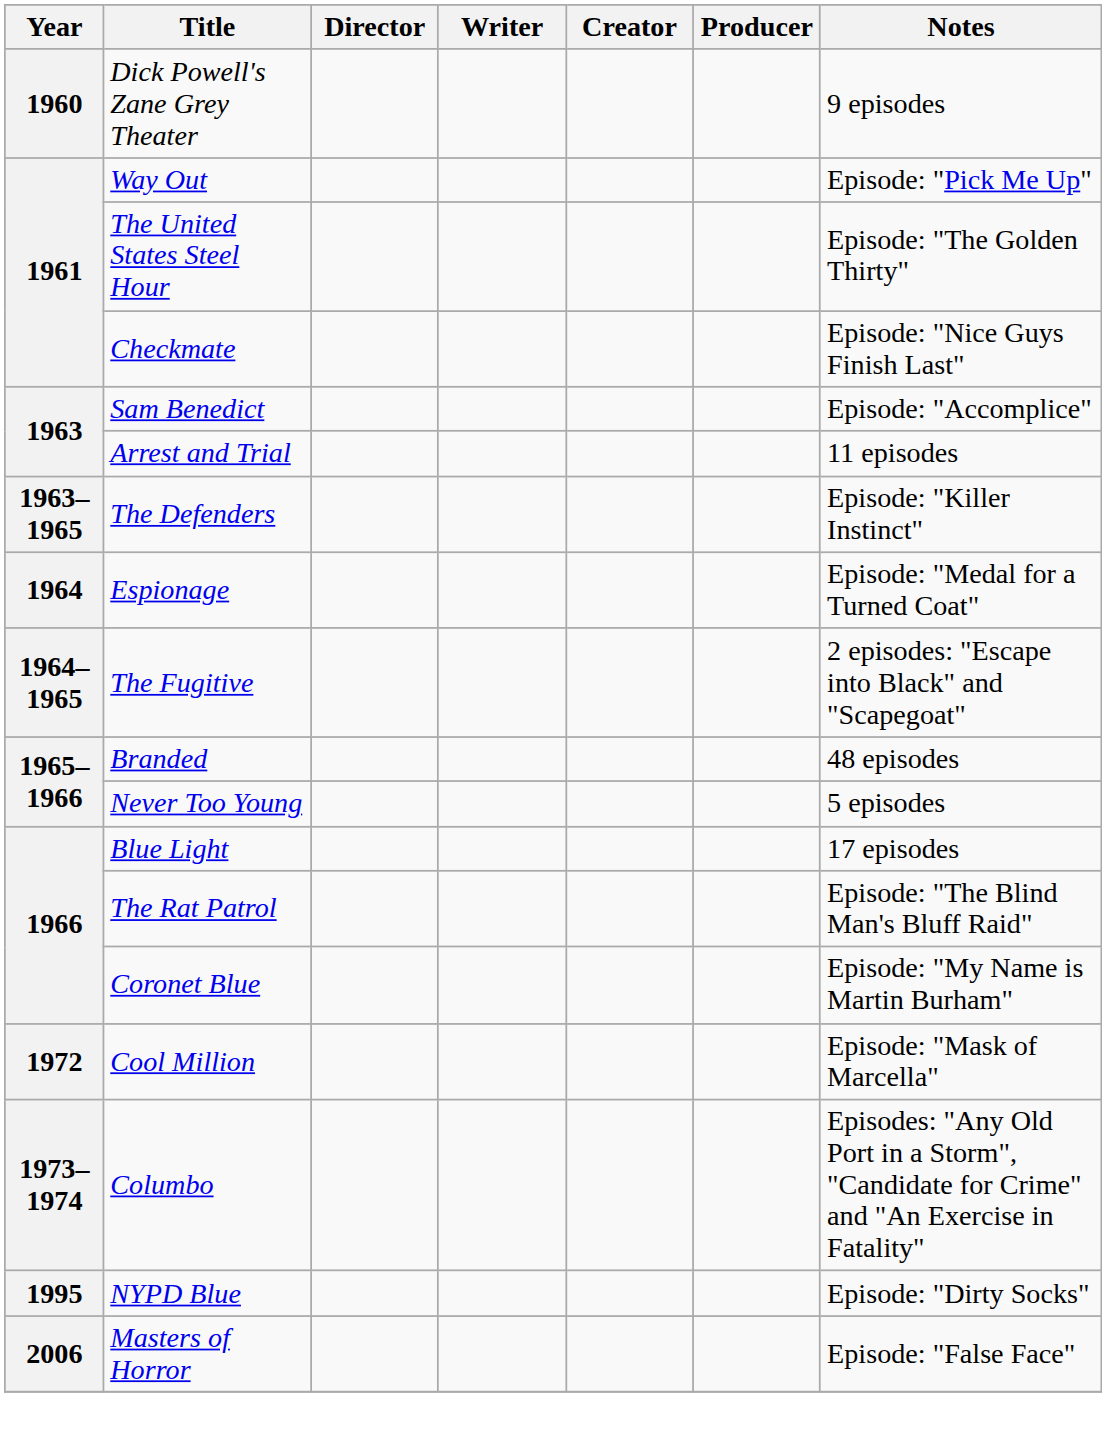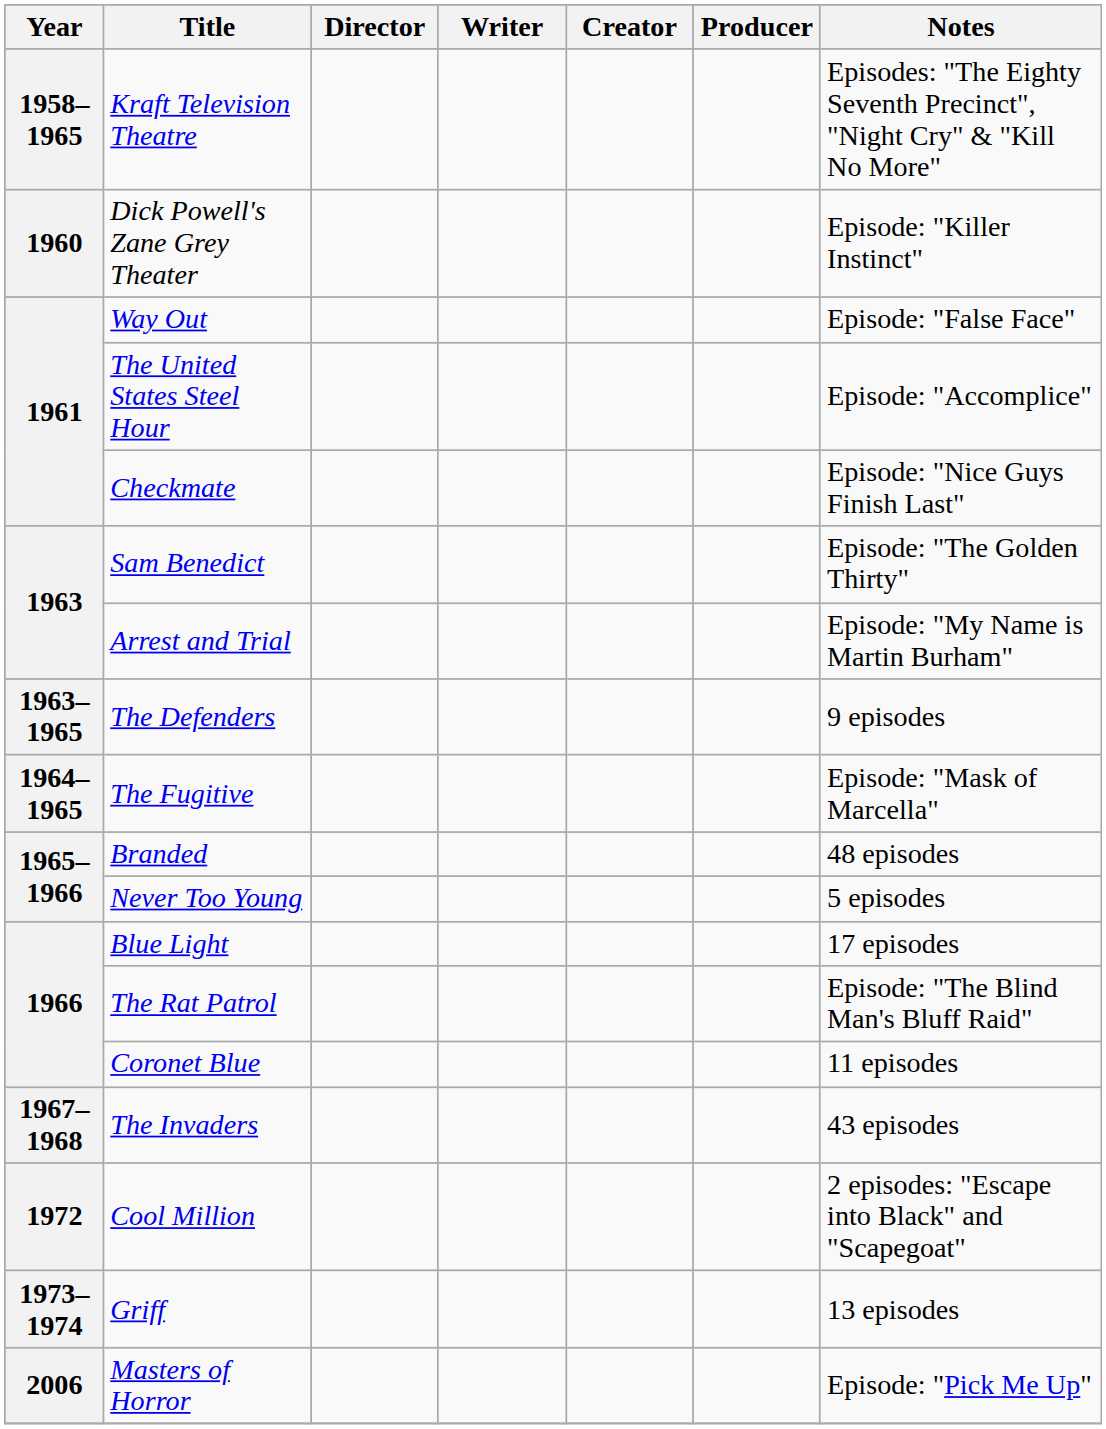+ row: (200, 119)
(886, 103) 9 episodes -> (918, 242) Episode: "Killer Instinct"
(959, 179) Episode: "Pick Me Up" -> (951, 319) Episode: "False Face"
(952, 255) Episode: "The Golden Thirty" -> (959, 395) Episode: "Accomplice"
(959, 408) Episode: "Accomplice" -> (952, 564) Episode: "The Golden Thirty"
(893, 453) 11 episodes -> (955, 640) Episode: "My Name is Martin Burham"
(918, 513) Episode: "Killer Instinct" -> (886, 716) 9 episodes
- row: (170, 590)
(939, 682) 2 episodes: "Escape into Black" and "Scapegoat" -> (932, 793) Episode: "Mask of Marcella"
(955, 984) Episode: "My Name is Martin Burham" -> (893, 1063) 11 episodes
+ row: (184, 1124)
(932, 1061) Episode: "Mask of Marcella" -> (939, 1216) 2 episodes: "Escape into Black" and "Scapegoat"
+ row: (138, 1308)
- row: (162, 1184)
- row: (176, 1292)
(951, 1353) Episode: "False Face" -> (959, 1385) Episode: "Pick Me Up"
